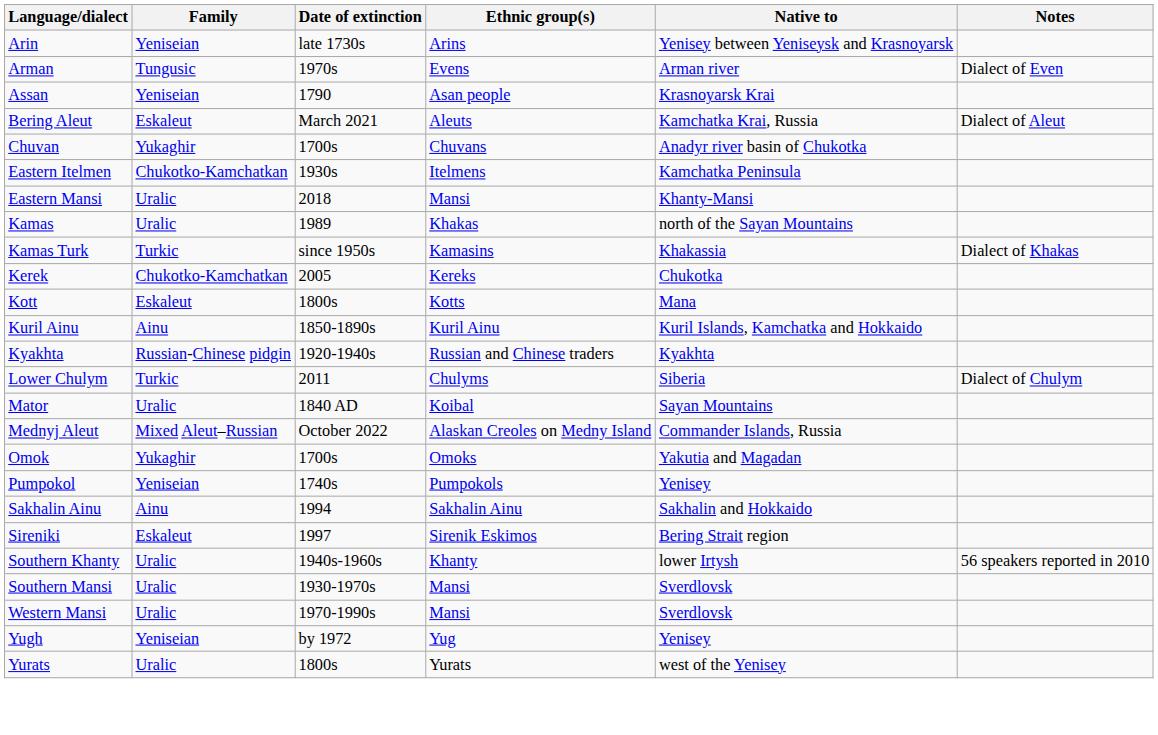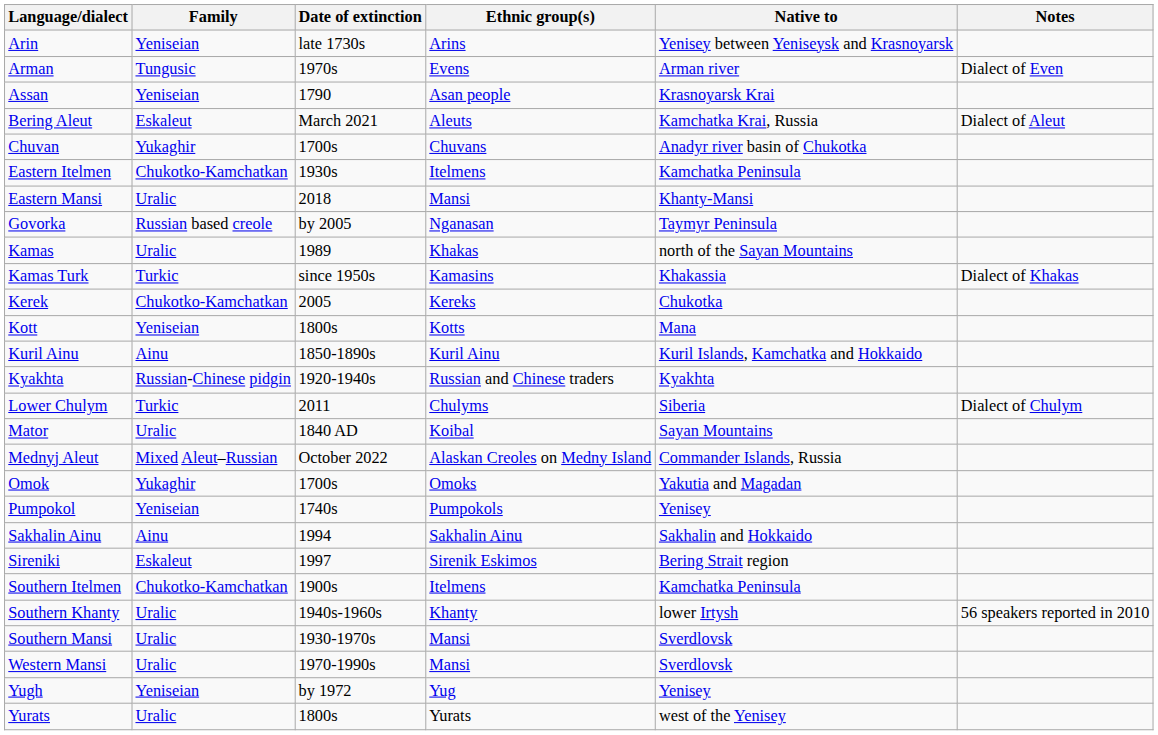+ row: (37, 224)
(164, 302) Eskaleut -> (167, 328) Yeniseian
+ row: (65, 586)
